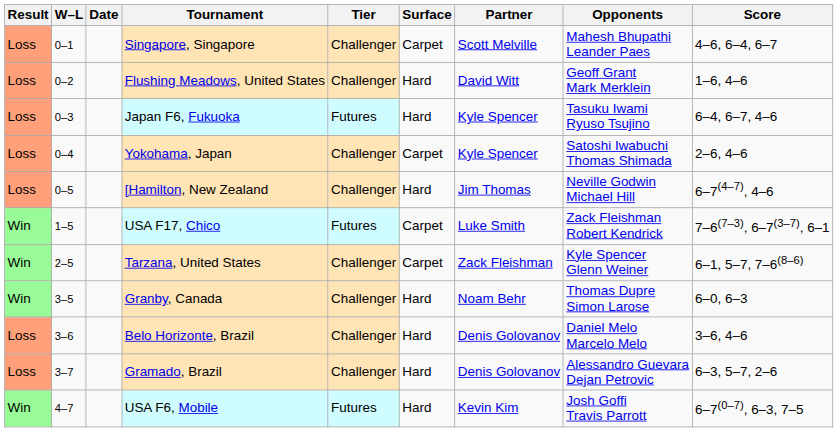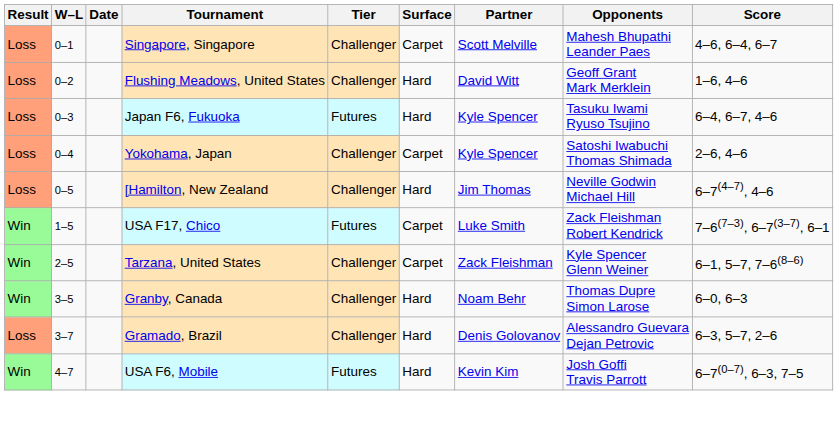- row: (189, 335)
